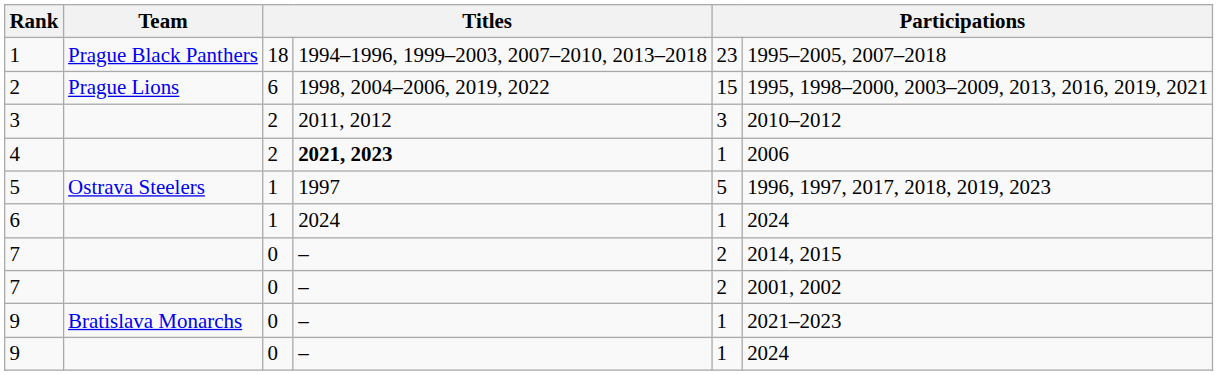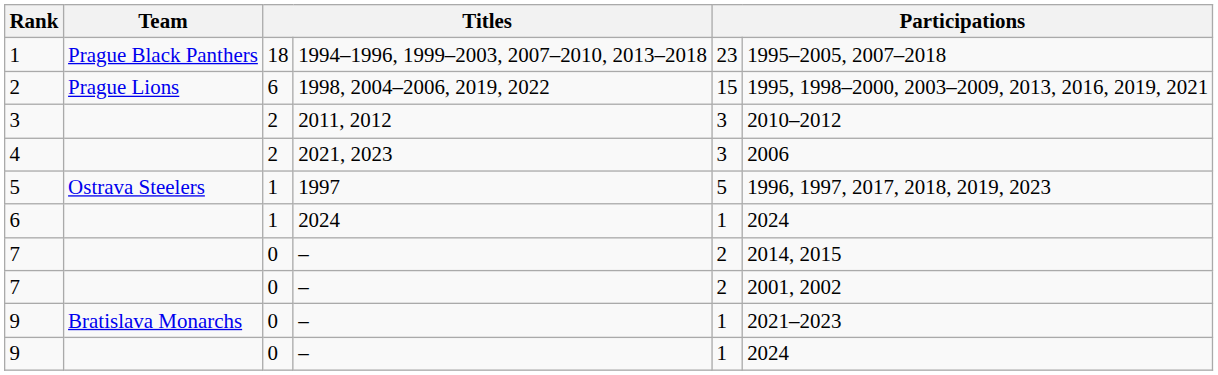(345, 154) bold -> (345, 154) normal
(722, 154) 1 -> (722, 154) 3
